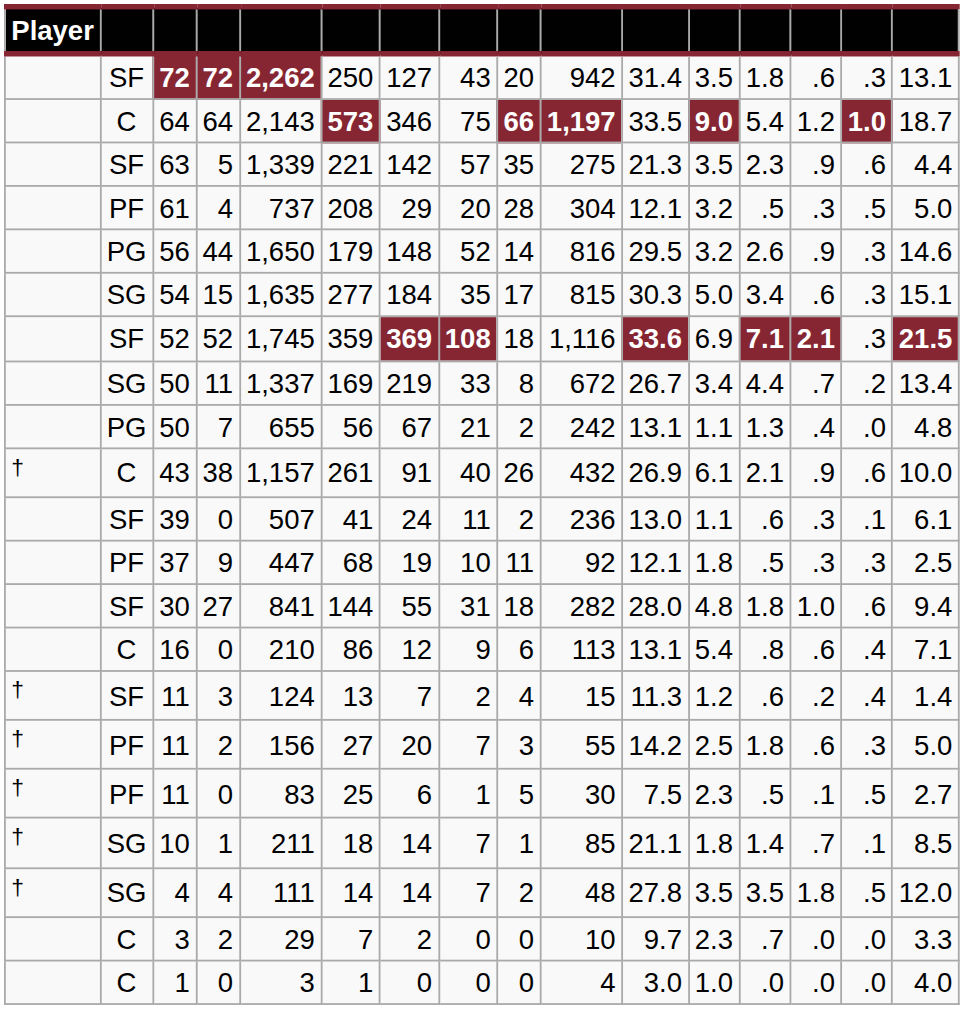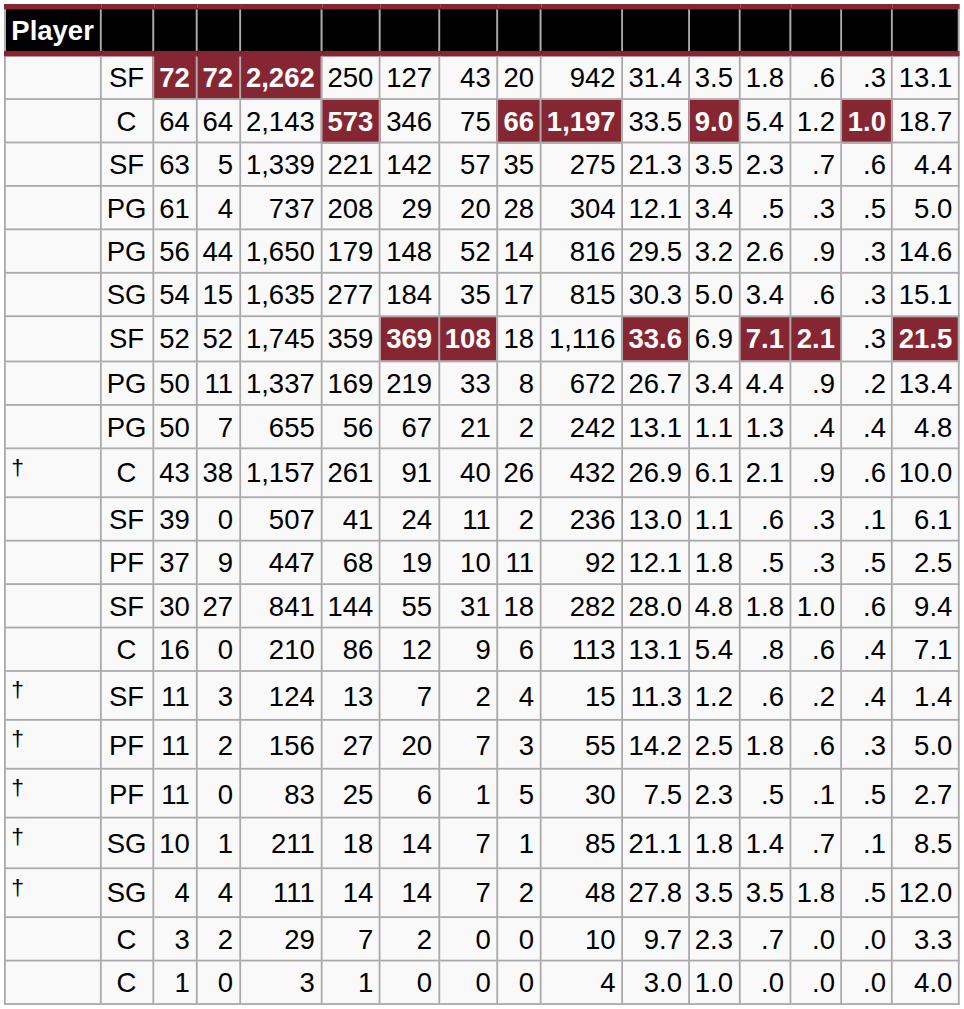(824, 165) .9 -> (824, 165) .7
(127, 208) PF -> (127, 208) PG
(714, 208) 3.2 -> (714, 208) 3.4
(127, 383) SG -> (127, 383) PG
(824, 383) .7 -> (824, 383) .9
(875, 426) .0 -> (875, 426) .4
(875, 562) .3 -> (875, 562) .5
